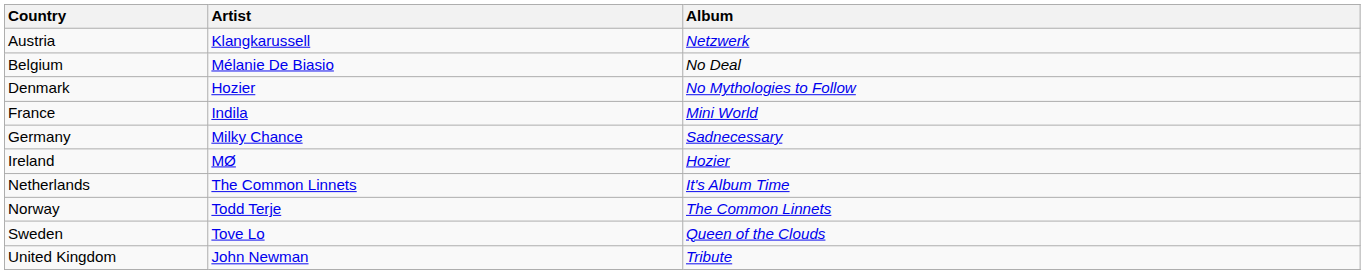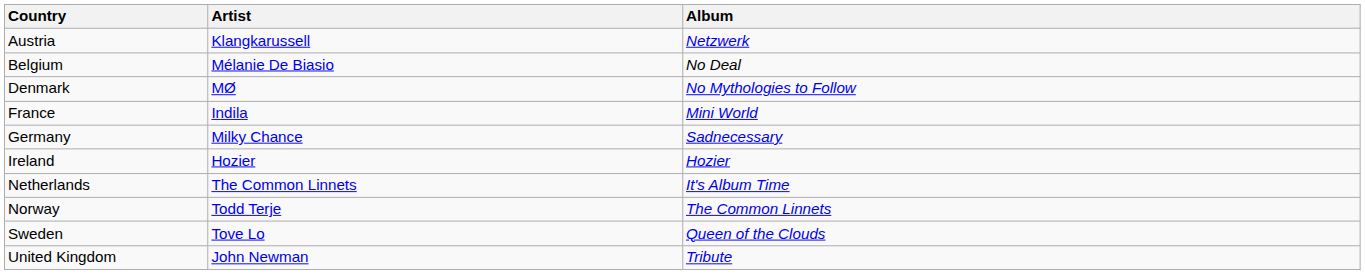(233, 88) Hozier -> (224, 88) MØ
(224, 161) MØ -> (233, 161) Hozier
